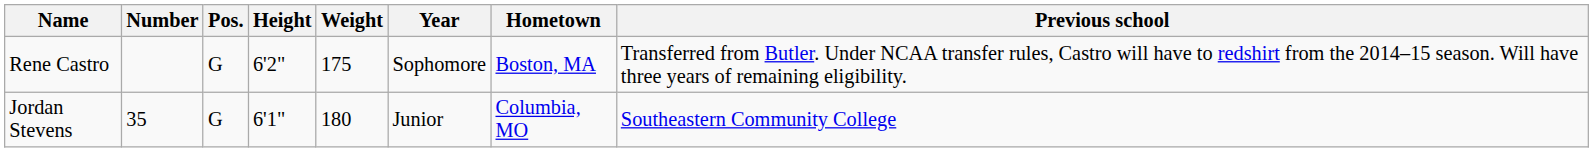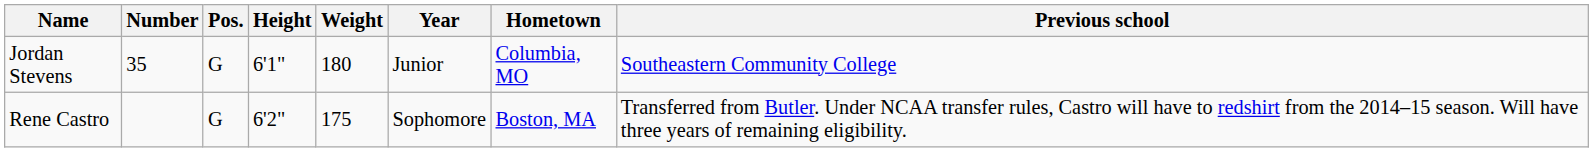rows swapped: (41, 119) <-> (59, 64)
